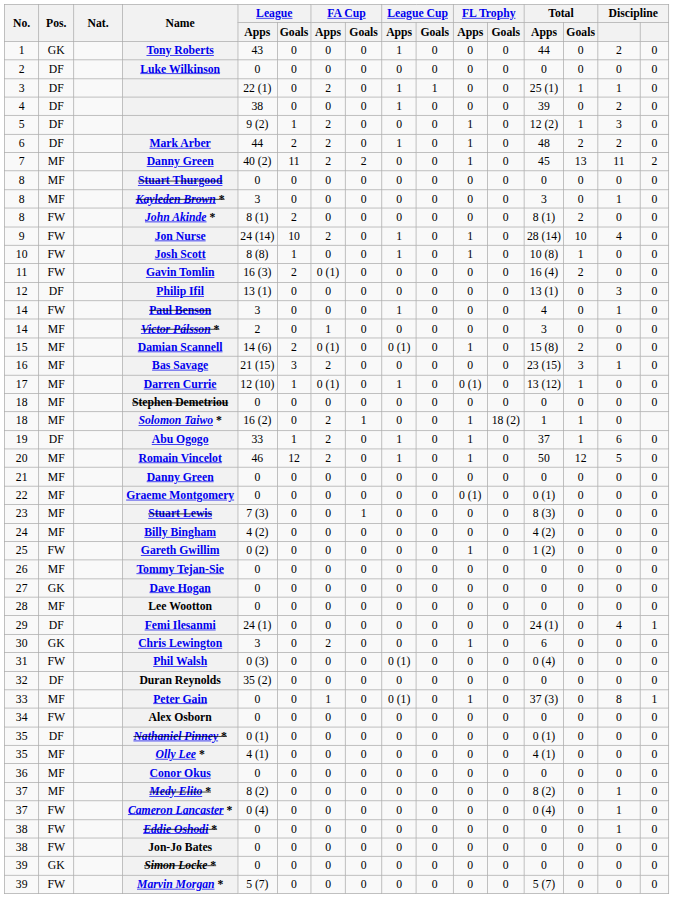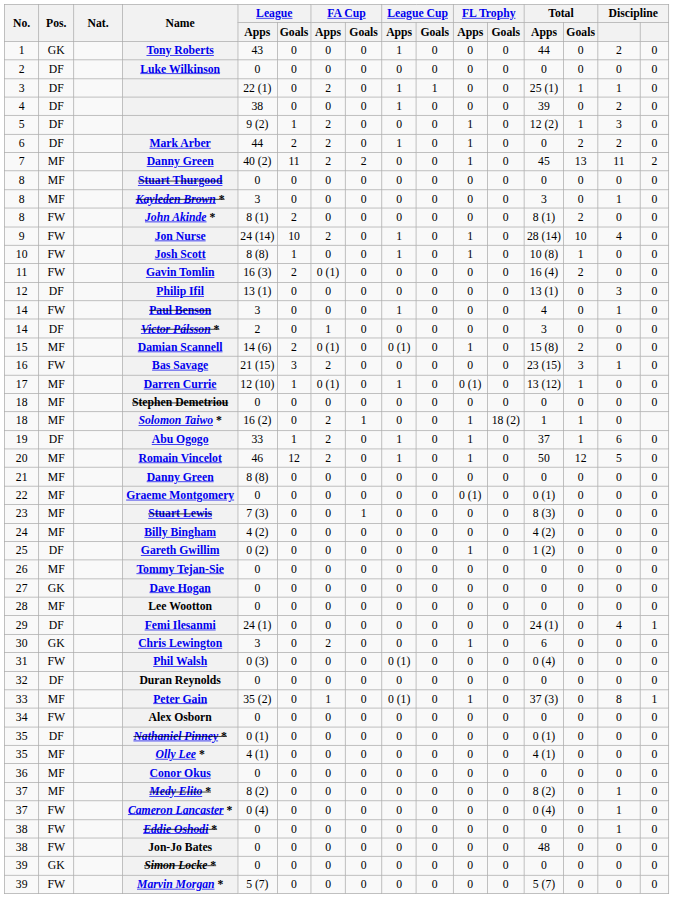(544, 143) 48 -> (544, 143) 0
(56, 328) MF -> (56, 328) DF
(56, 365) MF -> (56, 365) FW
(257, 476) 0 -> (257, 476) 8 (8)
(56, 550) FW -> (56, 550) DF
(257, 680) 35 (2) -> (257, 680) 0
(257, 699) 0 -> (257, 699) 35 (2)
(544, 847) 0 -> (544, 847) 48
